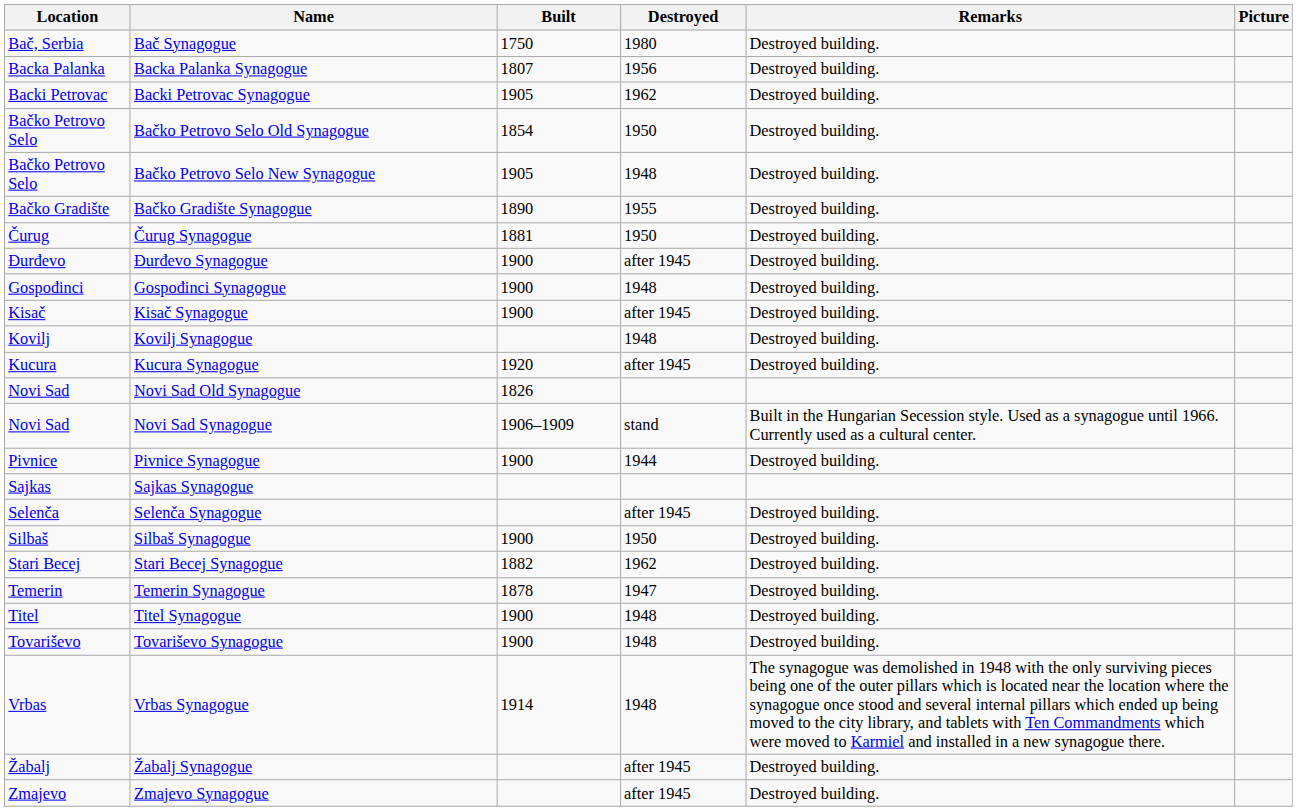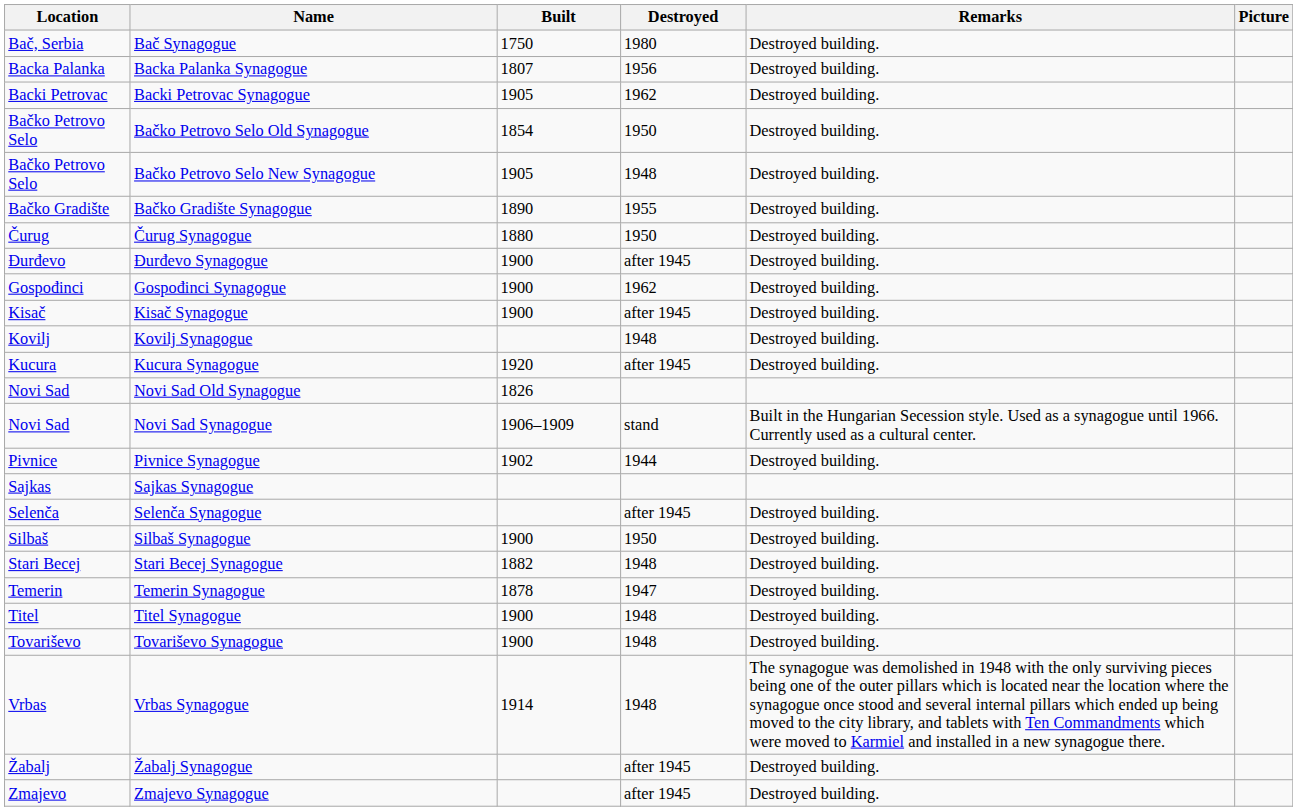(517, 235) 1881 -> (517, 235) 1880
(640, 287) 1948 -> (640, 287) 1962
(517, 460) 1900 -> (517, 460) 1902
(640, 564) 1962 -> (640, 564) 1948
